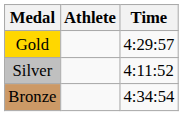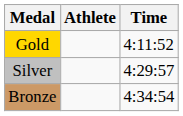(149, 44) 4:29:57 -> (149, 44) 4:11:52
(149, 70) 4:11:52 -> (149, 70) 4:29:57
